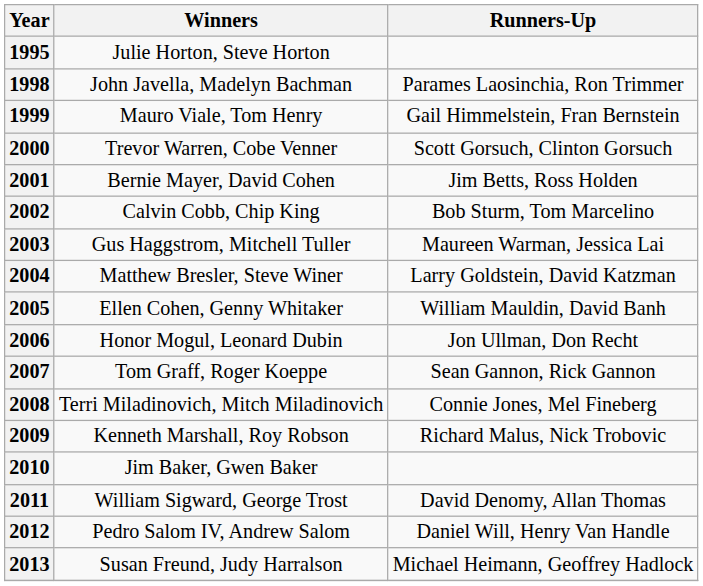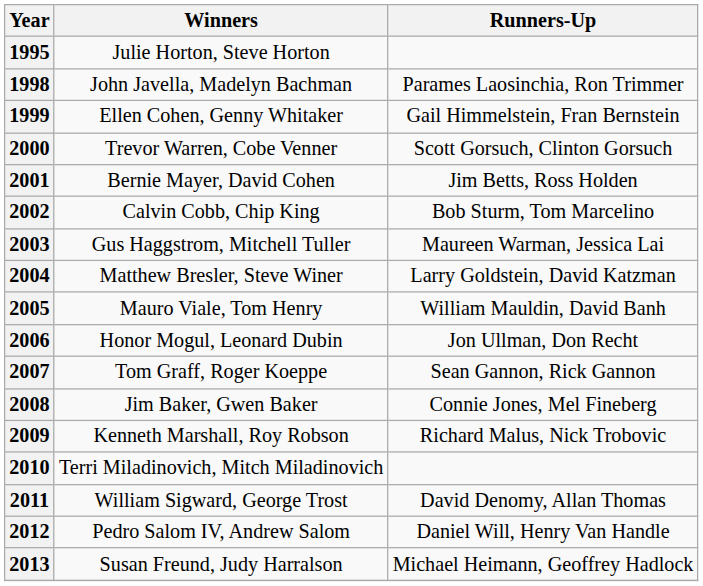(221, 116) Mauro Viale, Tom Henry -> (221, 116) Ellen Cohen, Genny Whitaker
(221, 308) Ellen Cohen, Genny Whitaker -> (221, 308) Mauro Viale, Tom Henry
(221, 404) Terri Miladinovich, Mitch Miladinovich -> (221, 404) Jim Baker, Gwen Baker
(221, 468) Jim Baker, Gwen Baker -> (221, 468) Terri Miladinovich, Mitch Miladinovich
